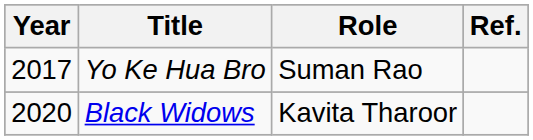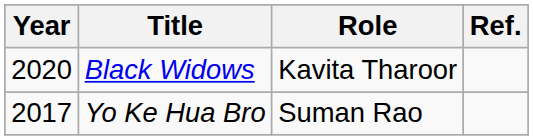rows swapped: (175, 69) <-> (170, 112)
